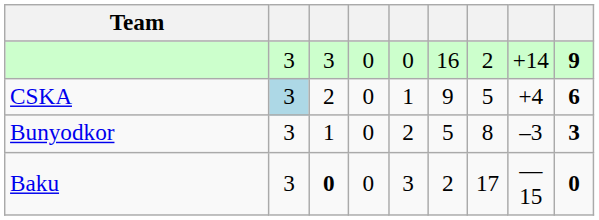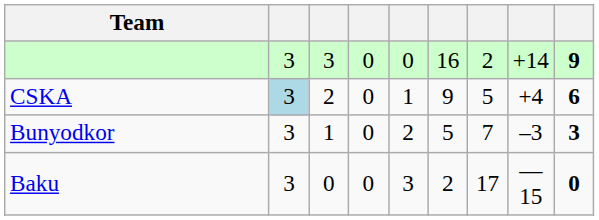(487, 133) 8 -> (487, 133) 7
(329, 183) bold -> (329, 183) normal
